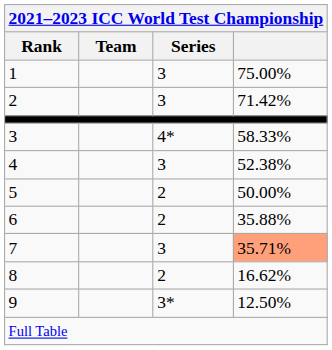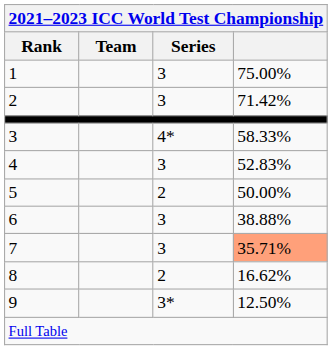(264, 164) 52.38% -> (264, 164) 52.83%
(162, 219) 2 -> (162, 219) 3
(264, 219) 35.88% -> (264, 219) 38.88%
